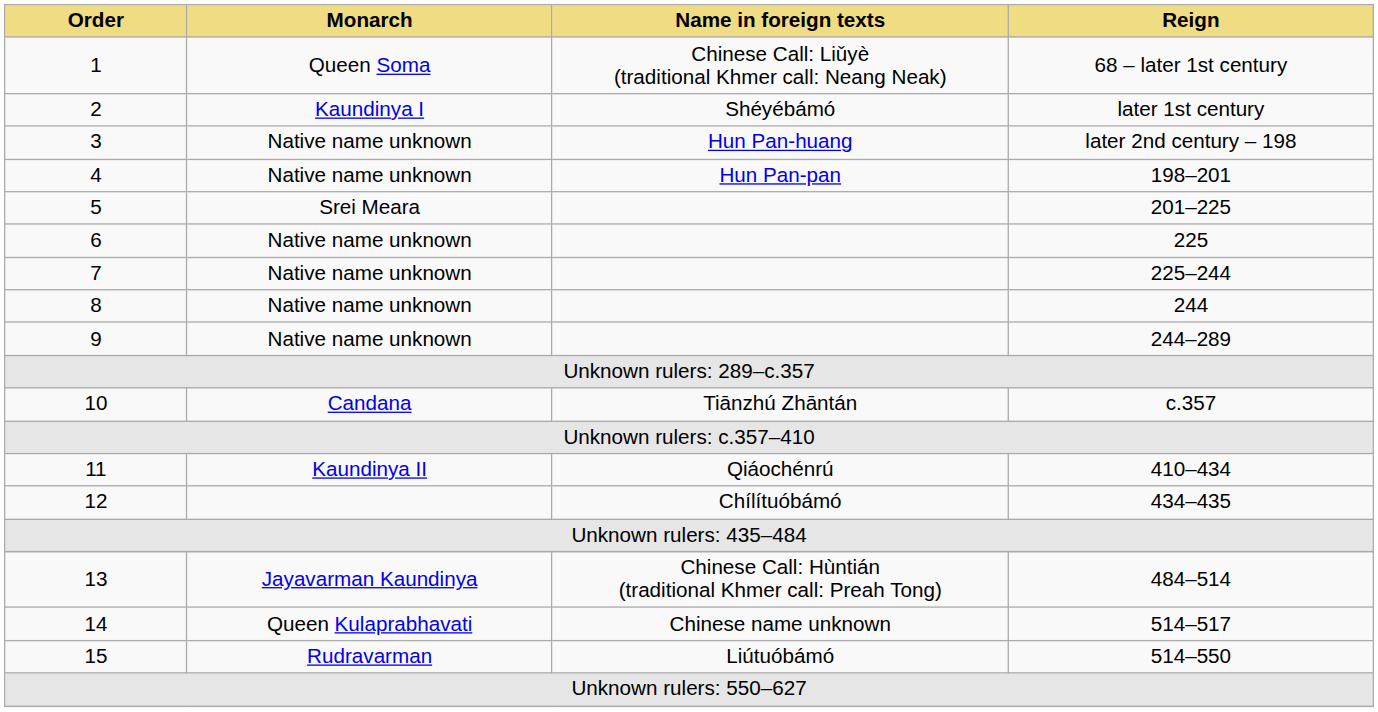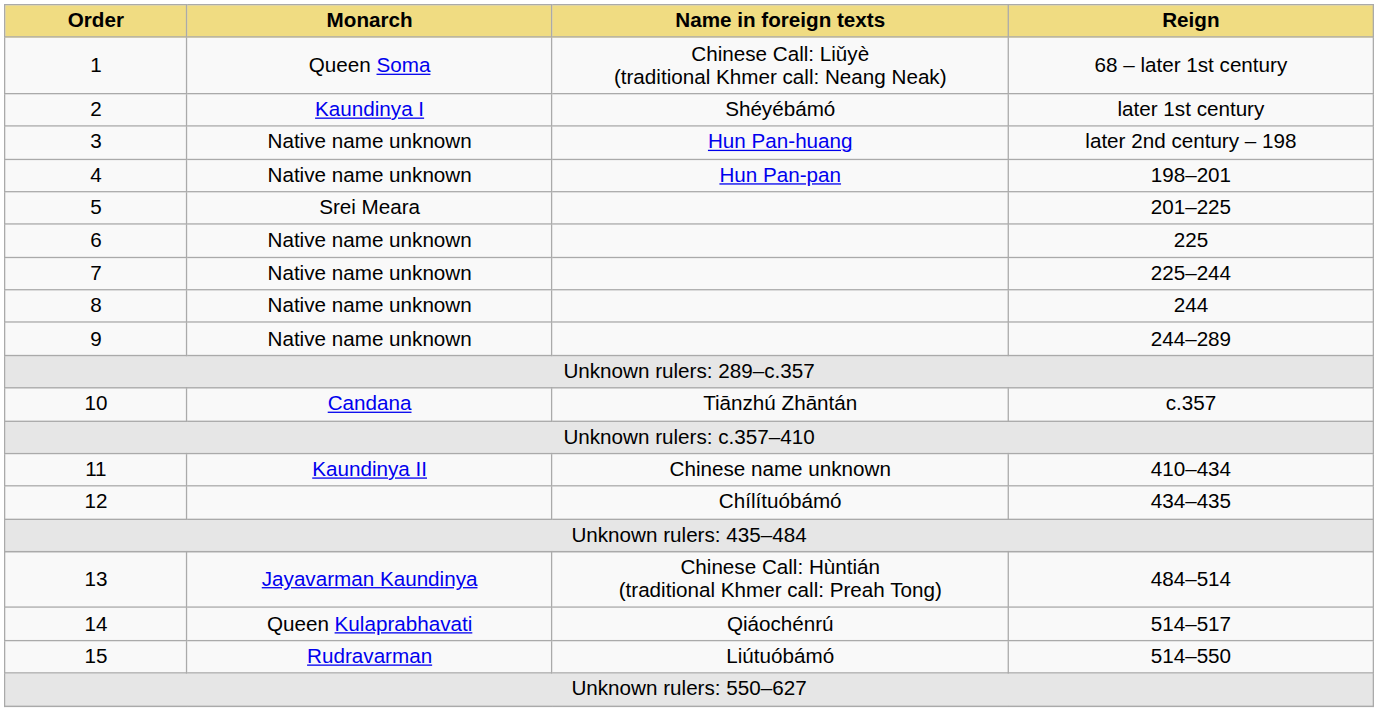(780, 469) Qiáochénrú -> (780, 469) Chinese name unknown
(780, 623) Chinese name unknown -> (780, 623) Qiáochénrú
